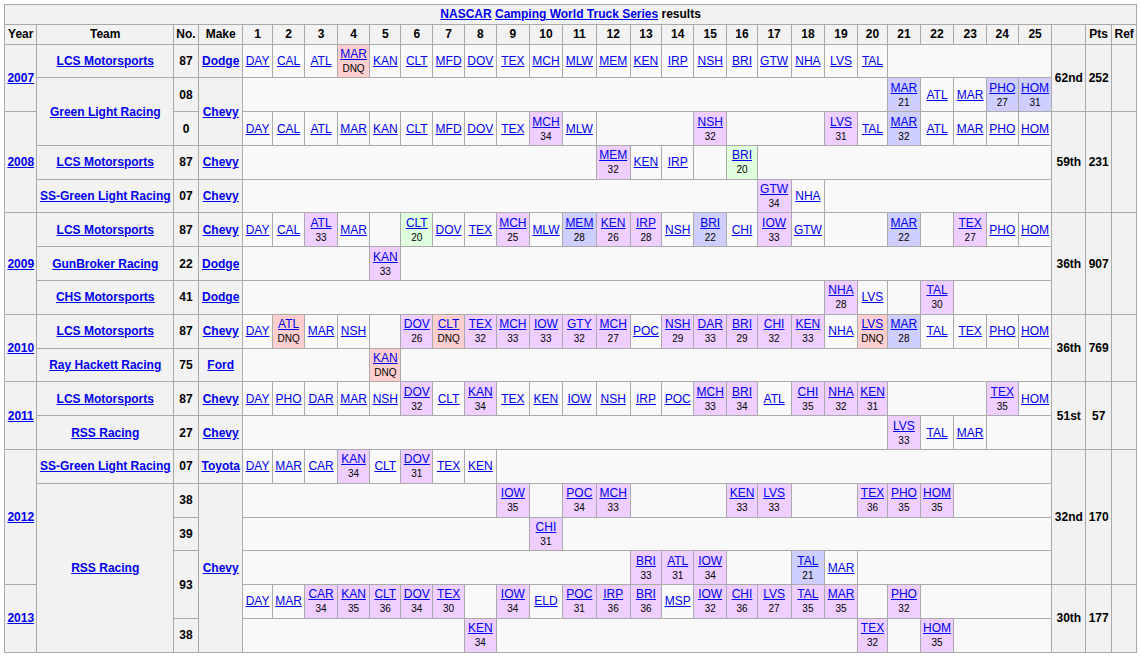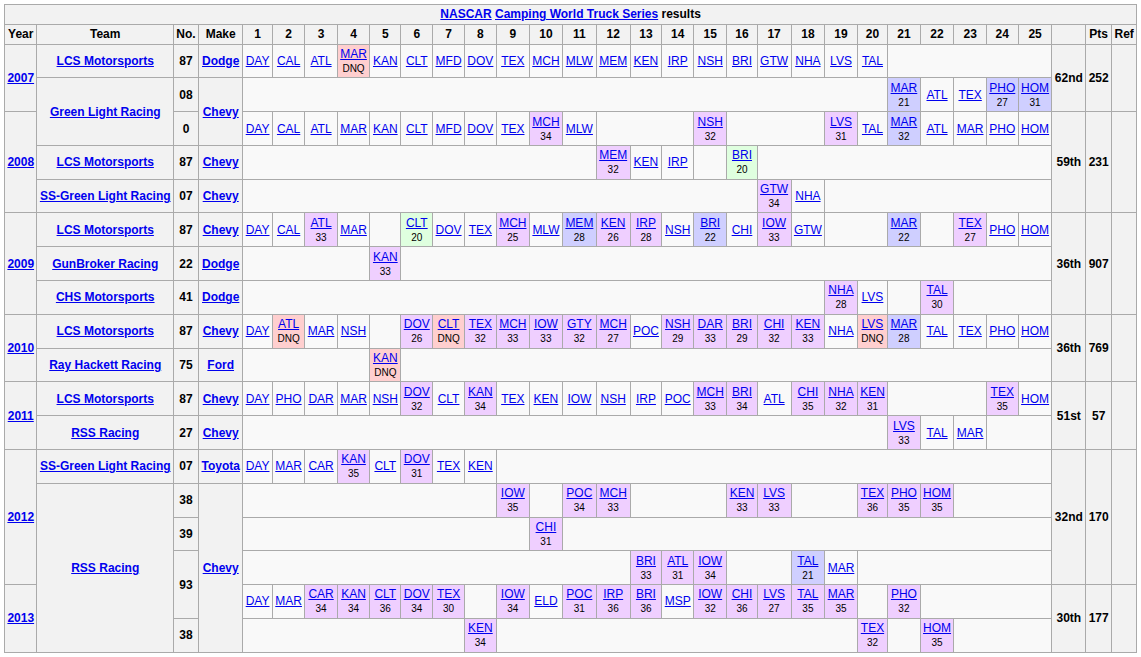(970, 95) MAR -> (970, 95) TEX
(354, 466) KAN 34 -> (354, 466) KAN 35
(354, 601) KAN 35 -> (354, 601) KAN 34
